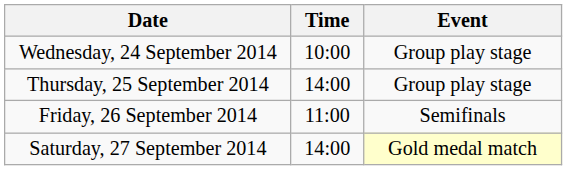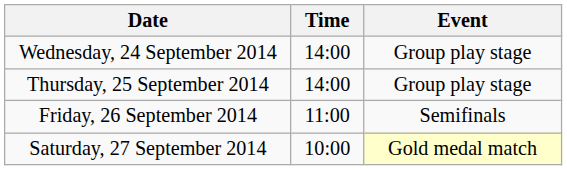(327, 52) 10:00 -> (327, 52) 14:00
(327, 148) 14:00 -> (327, 148) 10:00
